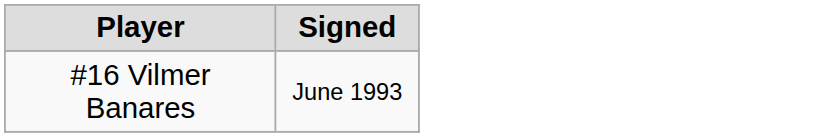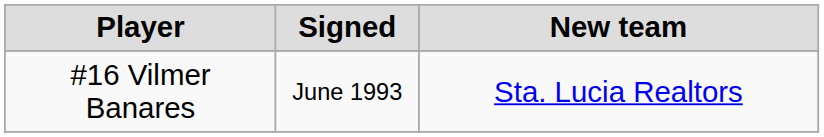+ column: (618, 27)
